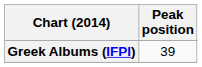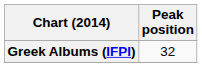(168, 51) 39 -> (168, 51) 32
